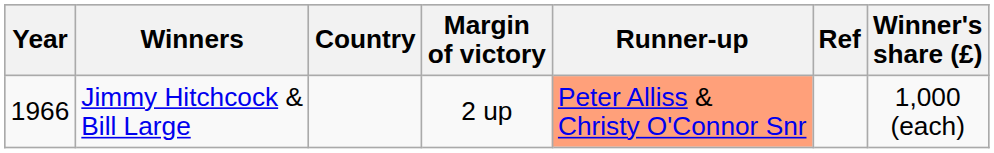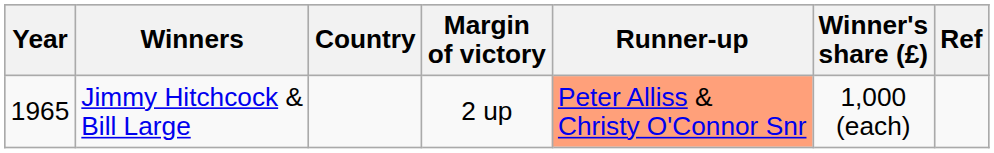columns swapped: (928, 40) <-> (840, 40)
(40, 111) 1966 -> (40, 111) 1965
